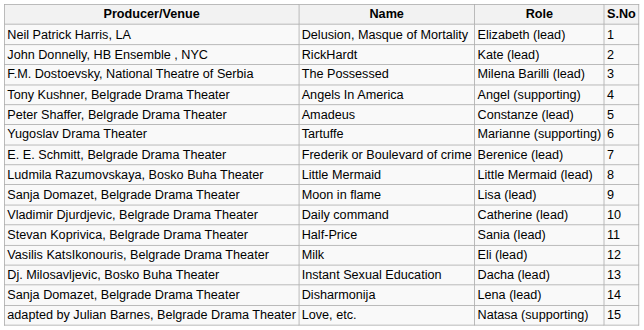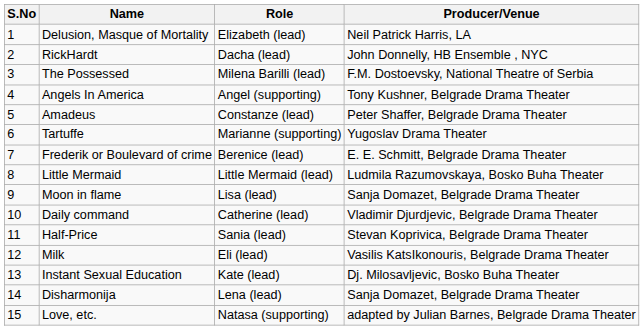columns swapped: (621, 14) <-> (152, 14)
(508, 54) Kate (lead) -> (254, 54) Dacha (lead)
(514, 275) Dacha (lead) -> (249, 275) Kate (lead)
